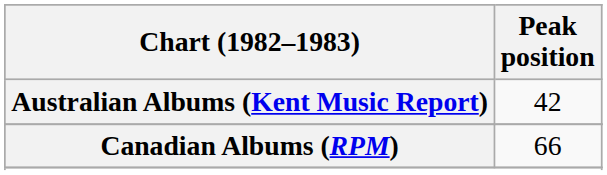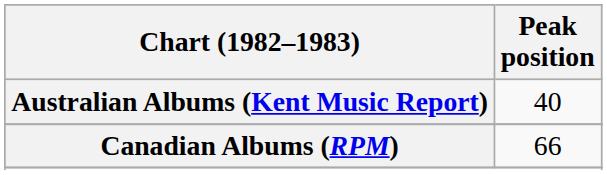(548, 101) 42 -> (548, 101) 40
